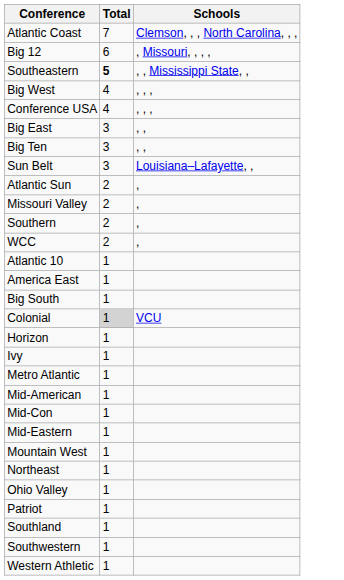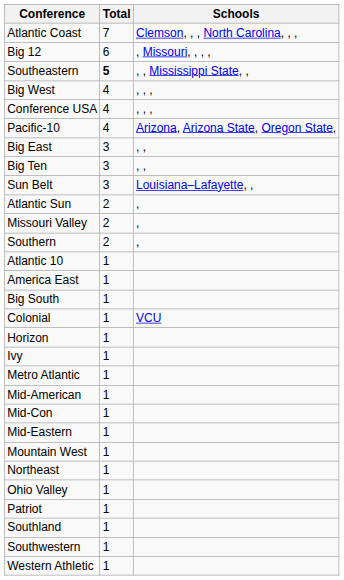+ row: (33, 128)
- row: (21, 242)
(106, 318) lightgrey background -> (106, 318) no background
